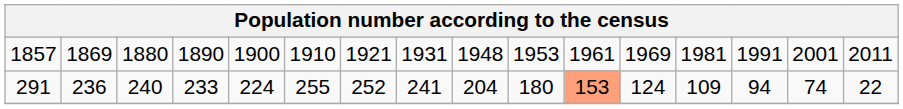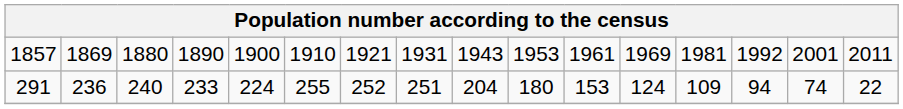(480, 53) 1948 -> (480, 53) 1943
(760, 53) 1991 -> (760, 53) 1992
(424, 86) 241 -> (424, 86) 251
(592, 86) lightsalmon background -> (592, 86) no background
